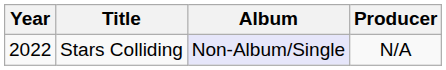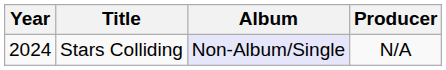(30, 49) 2022 -> (30, 49) 2024
